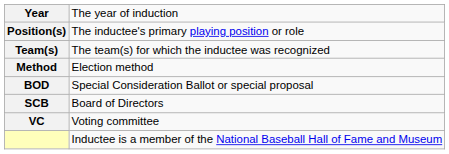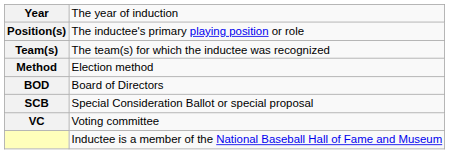(192, 85) Special Consideration Ballot or special proposal -> (118, 85) Board of Directors
(118, 103) Board of Directors -> (192, 103) Special Consideration Ballot or special proposal
